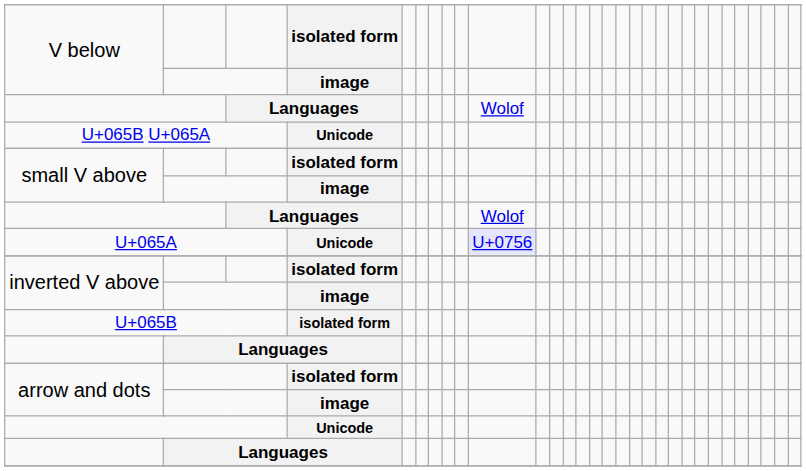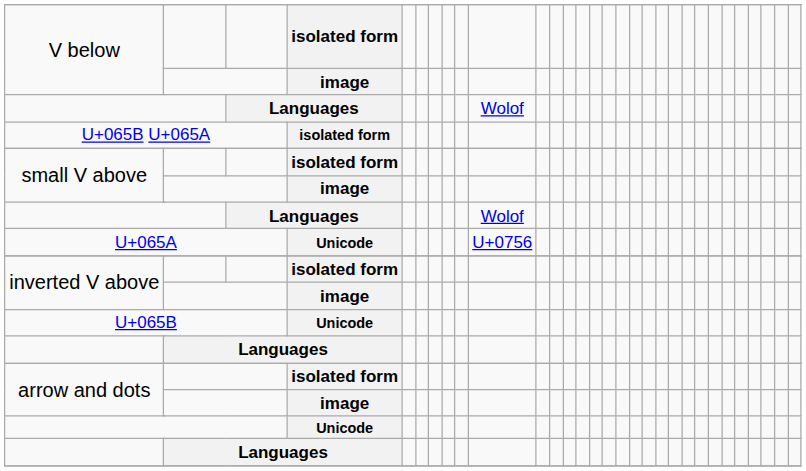(345, 135) Unicode -> (345, 135) isolated form
(502, 242) lavender background -> (502, 242) no background
(345, 323) isolated form -> (345, 323) Unicode
